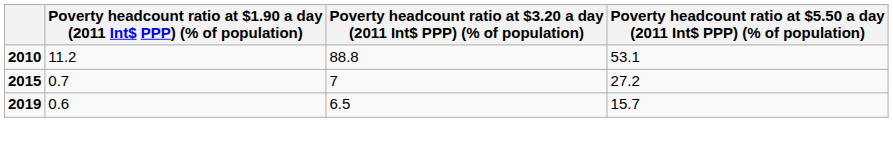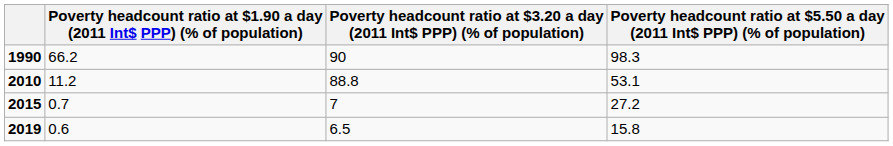+ row: (25, 57)
(625, 104) 15.7 -> (625, 128) 15.8
